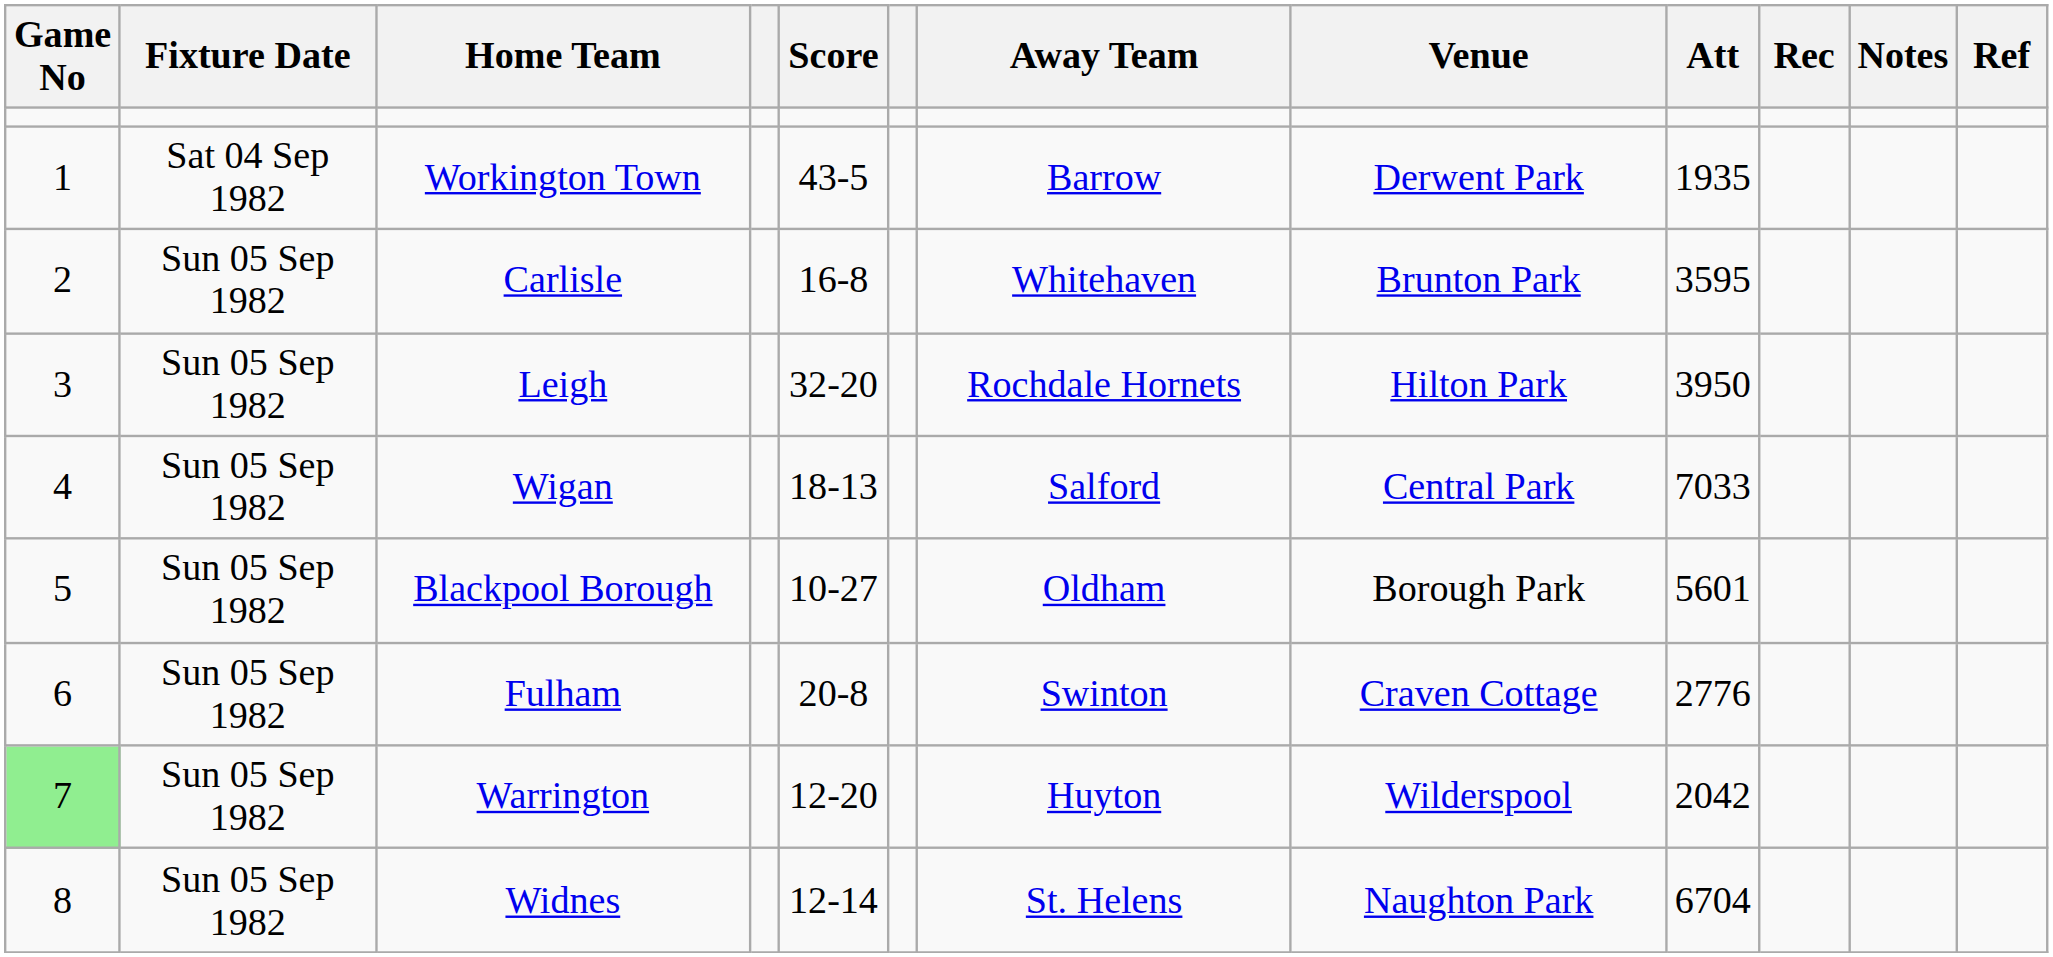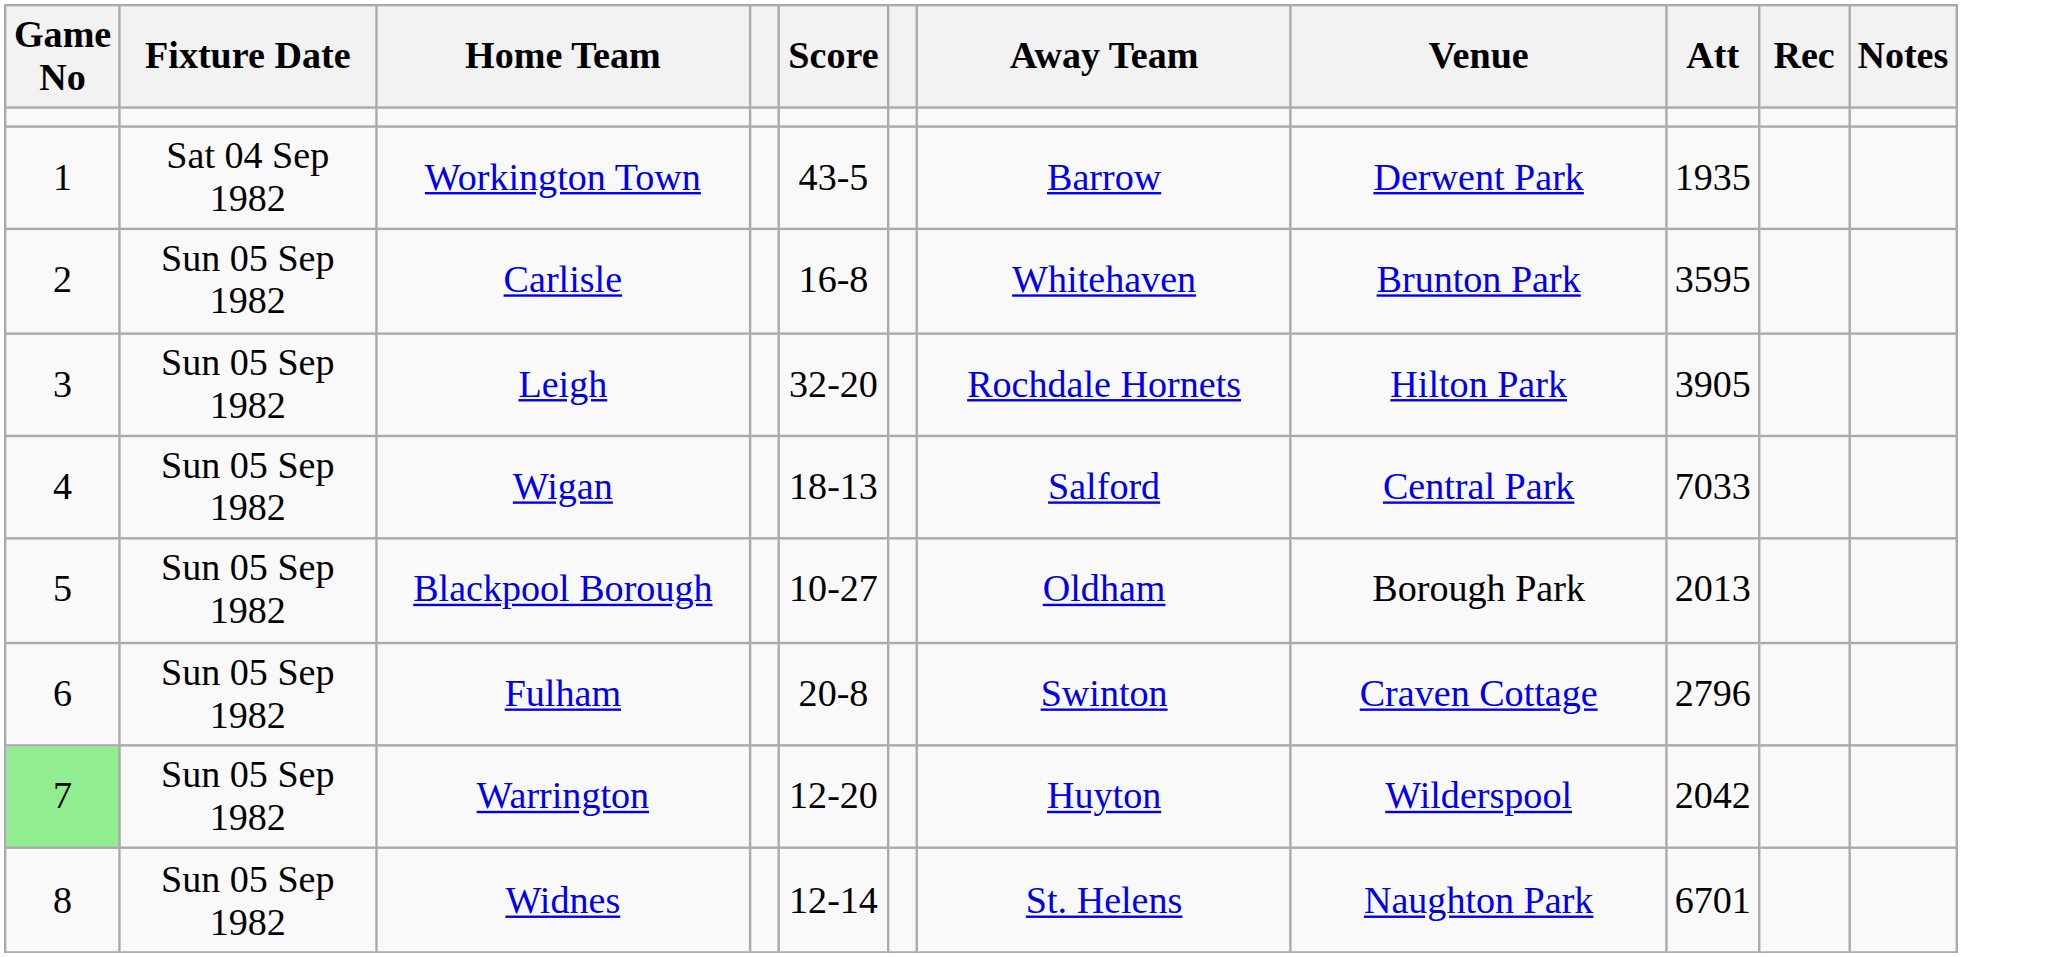- column: (2002, 56)
(1713, 383) 3950 -> (1713, 383) 3905
(1713, 589) 5601 -> (1713, 589) 2013
(1713, 693) 2776 -> (1713, 693) 2796
(1713, 899) 6704 -> (1713, 899) 6701
